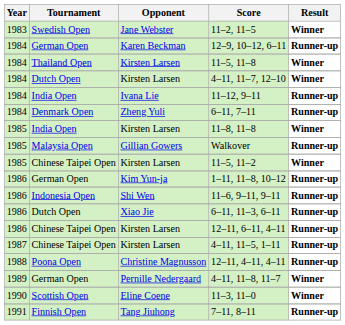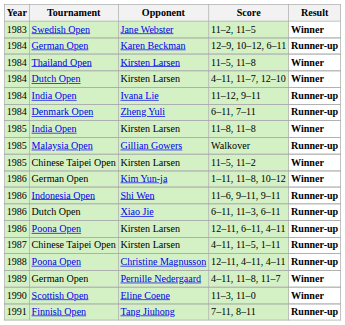(315, 179) Runner-up -> (307, 179) Winner
(74, 229) Chinese Taipei Open -> (56, 229) Poona Open
